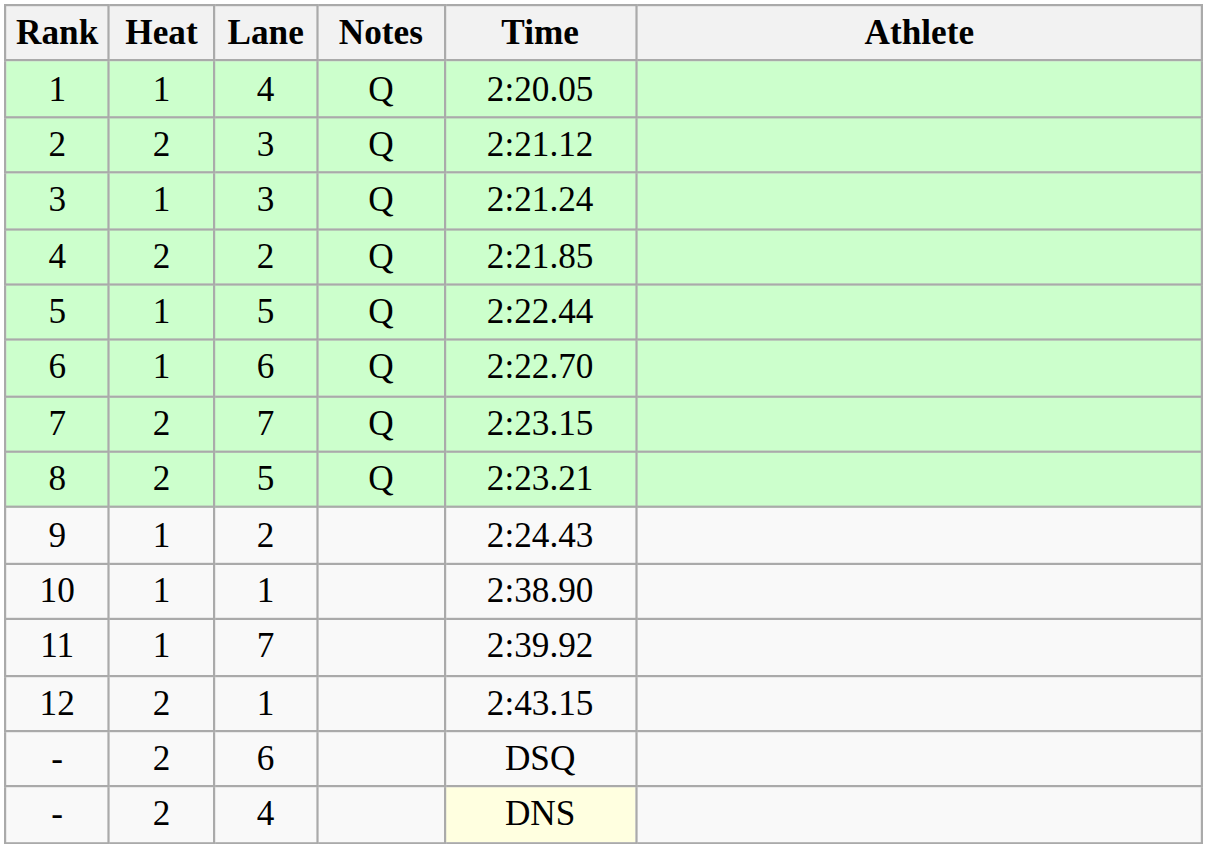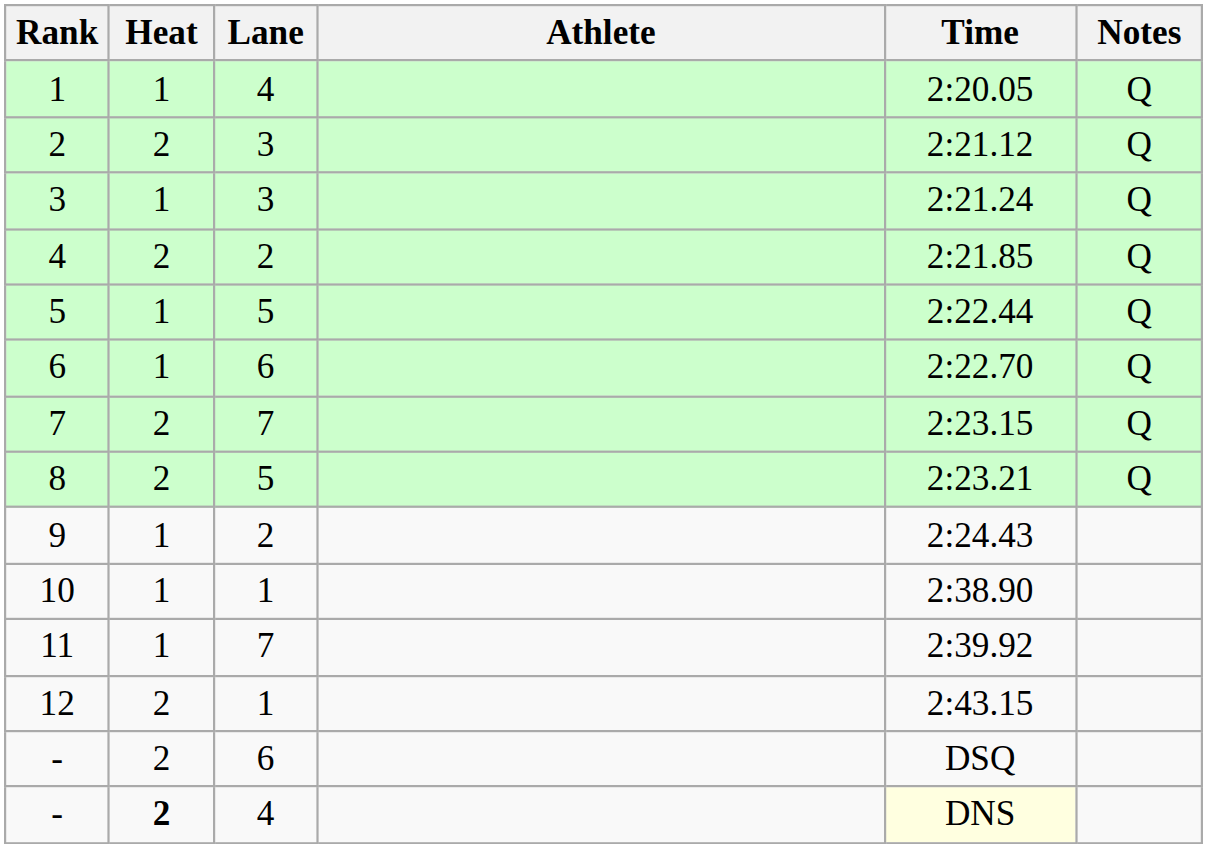columns swapped: (919, 32) <-> (381, 32)
(161, 813) normal -> (161, 813) bold
